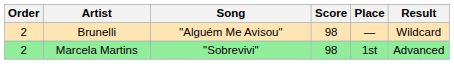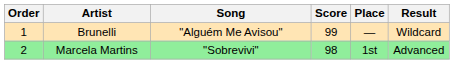(24, 31) 2 -> (24, 31) 1
(331, 31) 98 -> (331, 31) 99
